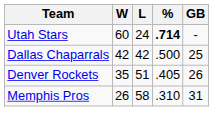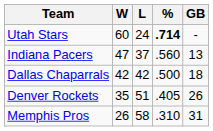+ row: (50, 55)
(196, 55) 25 -> (196, 75) 18
